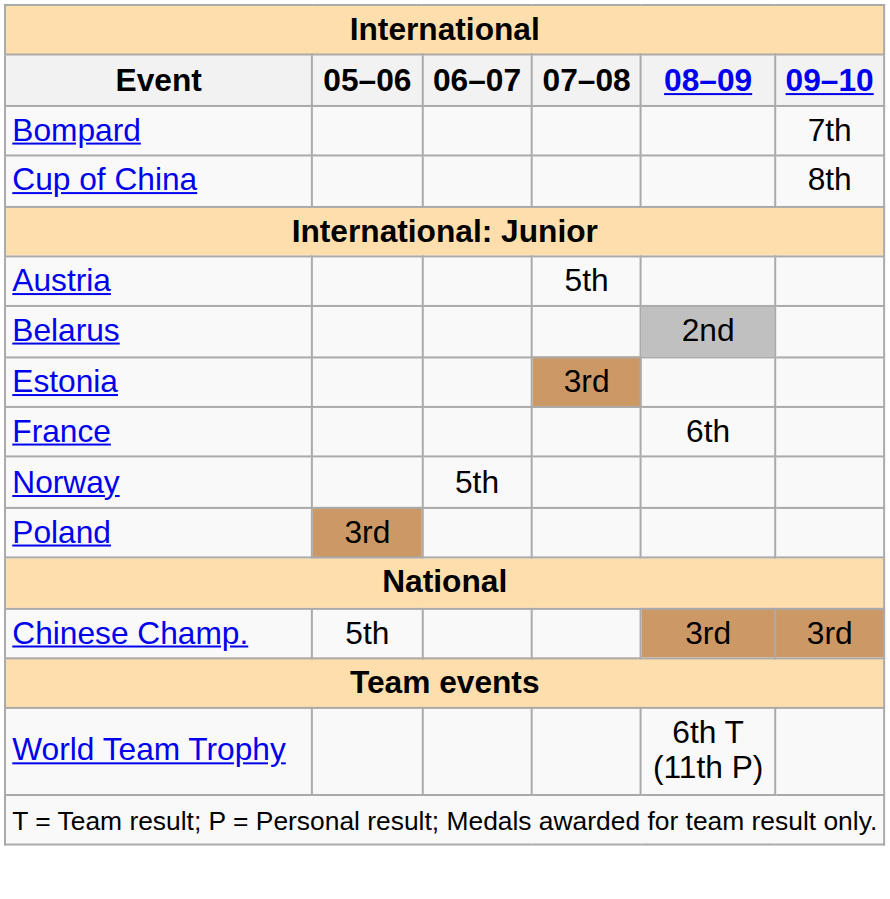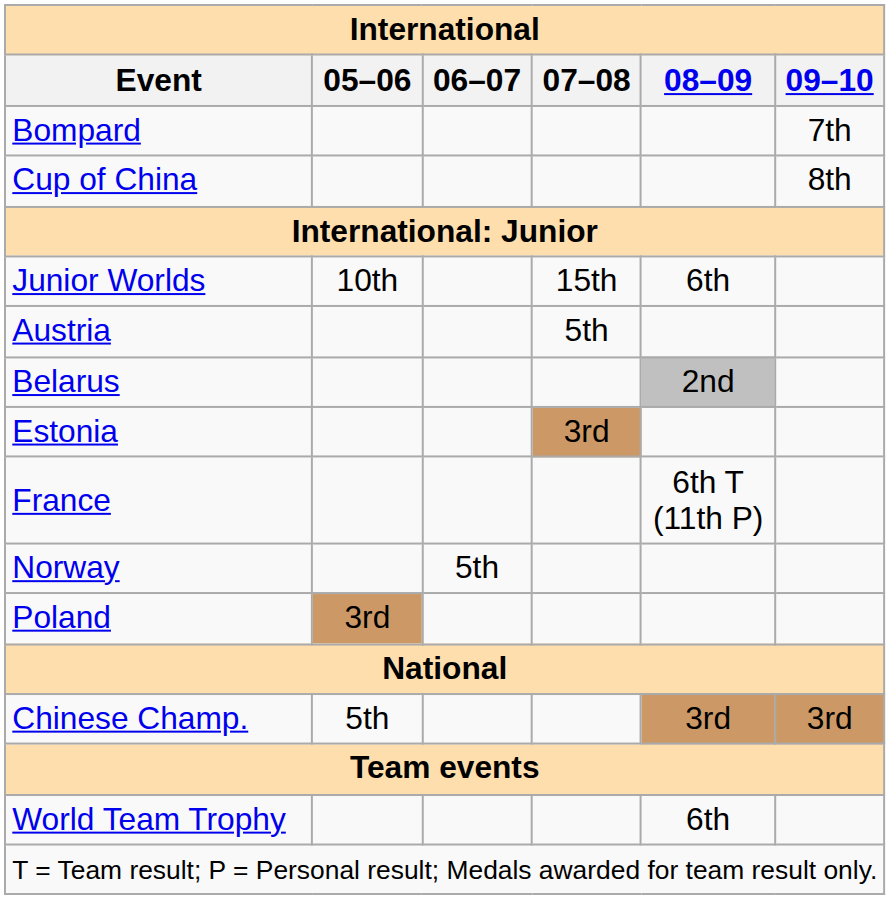+ row: (109, 280)
(708, 431) 6th -> (708, 499) 6th T (11th P)
(708, 750) 6th T (11th P) -> (708, 818) 6th
